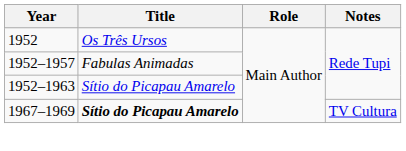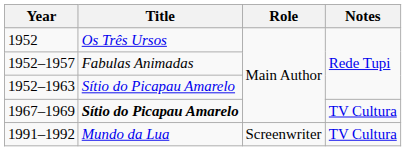+ row: (41, 134)
